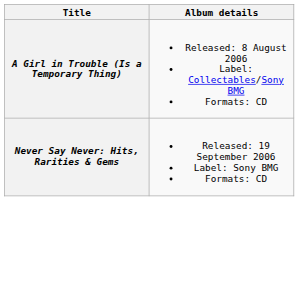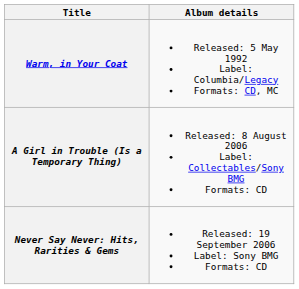+ row: (77, 64)
